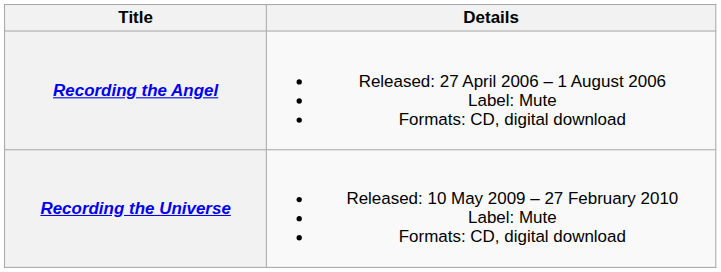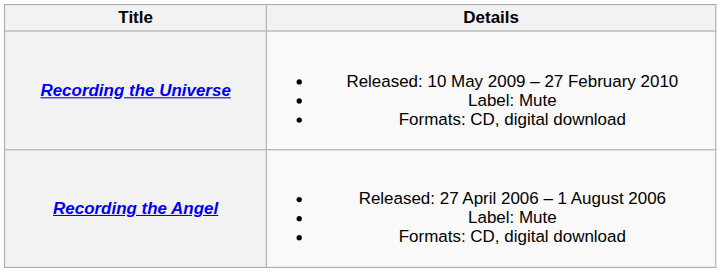rows swapped: (136, 90) <-> (136, 208)
